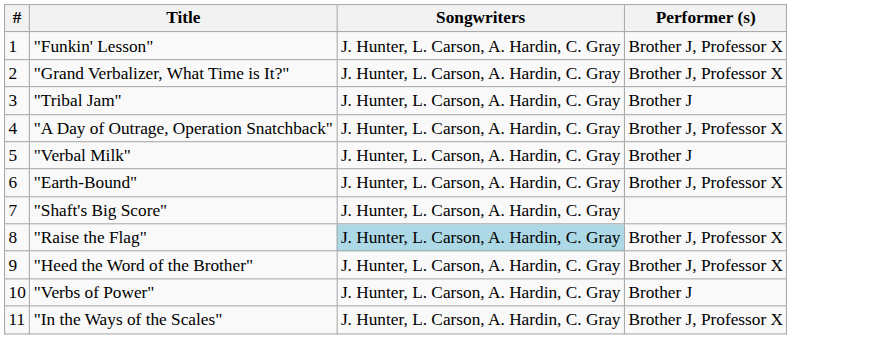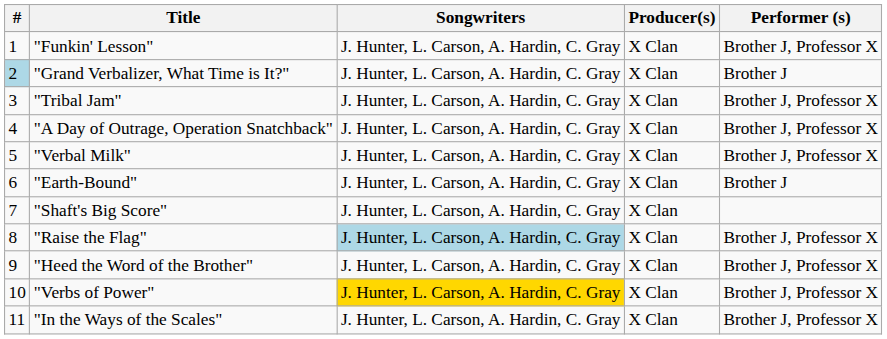+ column: (672, 18)
(13, 73) no background -> (13, 73) lightblue background
(706, 73) Brother J, Professor X -> (755, 73) Brother J
(660, 100) Brother J -> (801, 100) Brother J, Professor X
(660, 155) Brother J -> (801, 155) Brother J, Professor X
(706, 182) Brother J, Professor X -> (755, 182) Brother J
(481, 292) no background -> (481, 292) gold background
(660, 292) Brother J -> (801, 292) Brother J, Professor X
